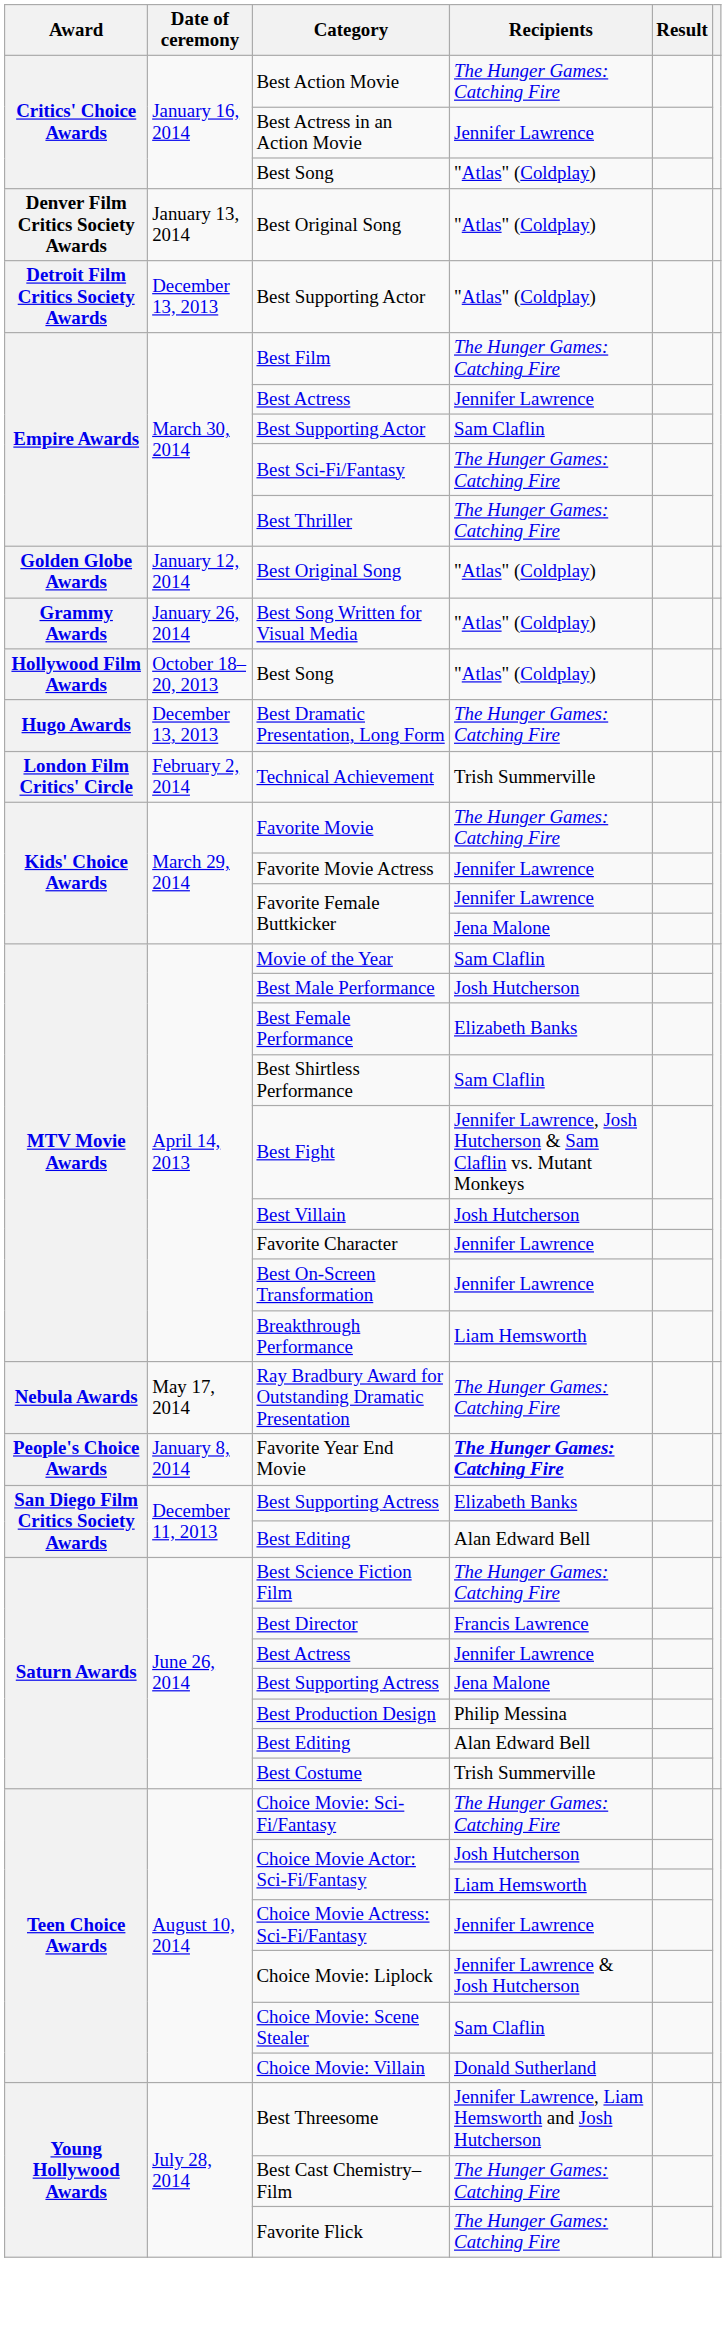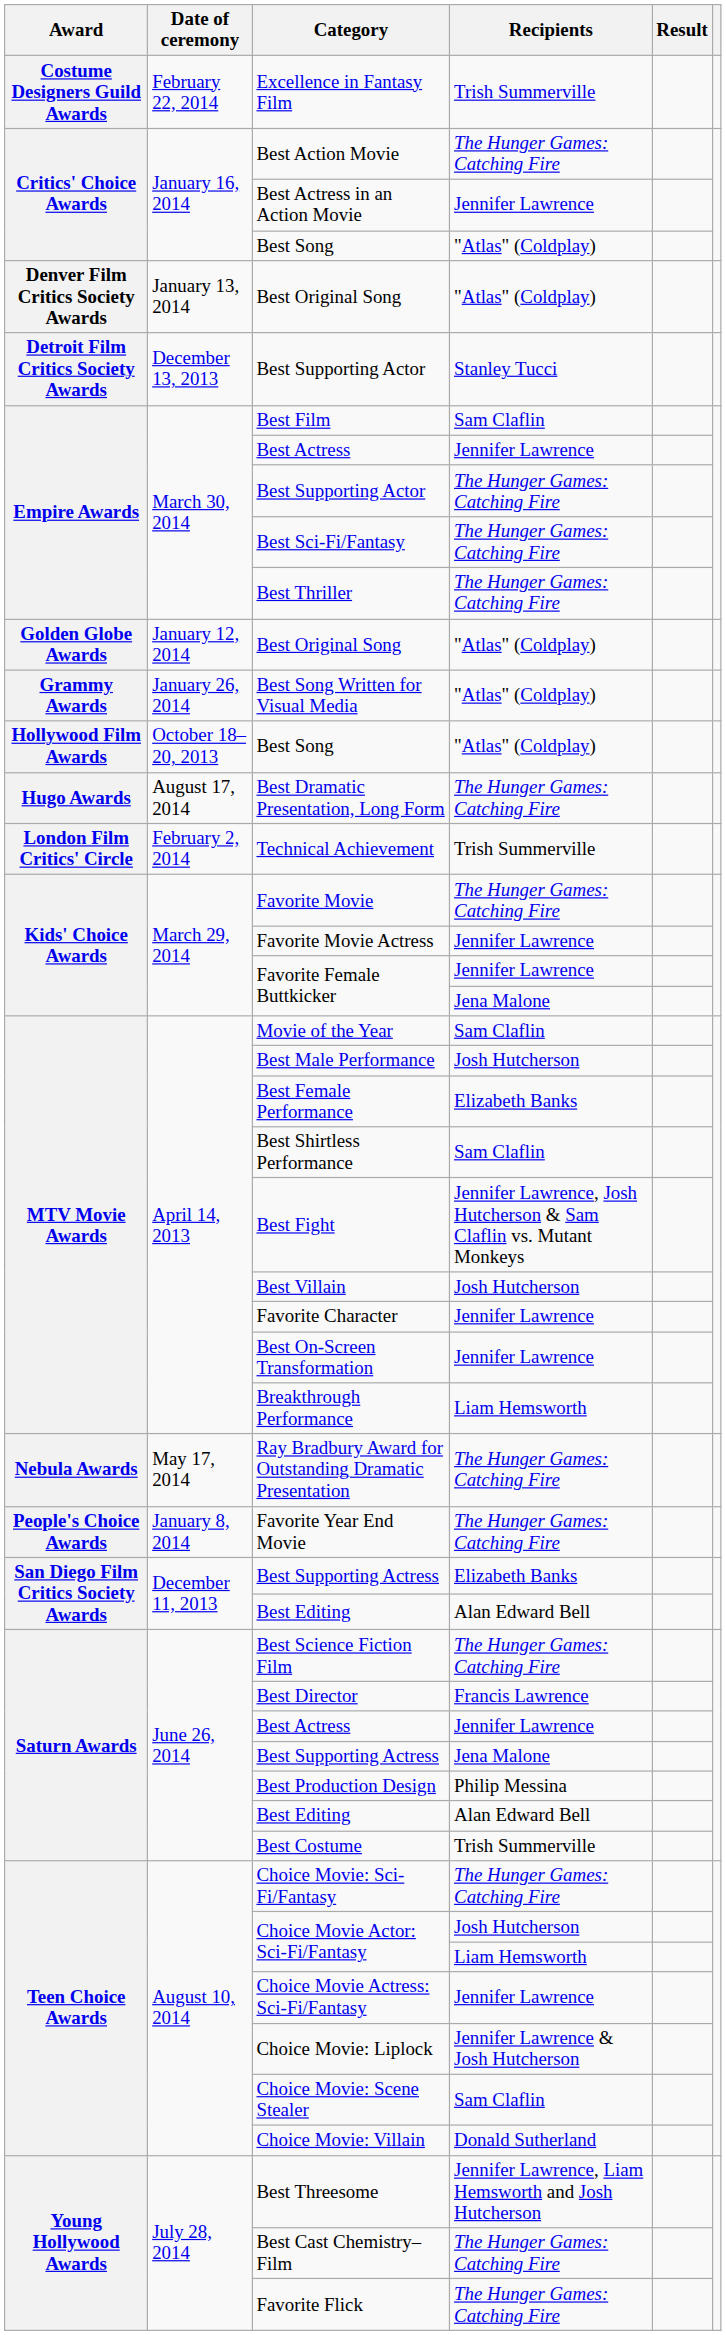+ row: (76, 91)
(525, 296) "Atlas" (Coldplay) -> (506, 369) Stanley Tucci
(531, 358) The Hunger Games: Catching Fire -> (499, 420) Sam Claflin
(499, 428) Sam Claflin -> (531, 490) The Hunger Games: Catching Fire
(191, 725) December 13, 2013 -> (194, 797) August 17, 2014
(534, 1459) bold -> (531, 1531) normal
